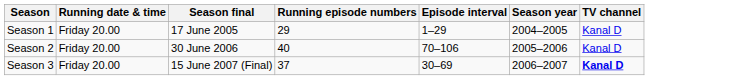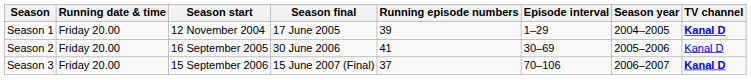+ column: (220, 13)
(284, 30) 29 -> (386, 30) 39
(602, 30) normal -> (705, 30) bold
(284, 48) 40 -> (386, 48) 41
(440, 48) 70–106 -> (539, 48) 30–69
(437, 65) 30–69 -> (542, 65) 70–106
